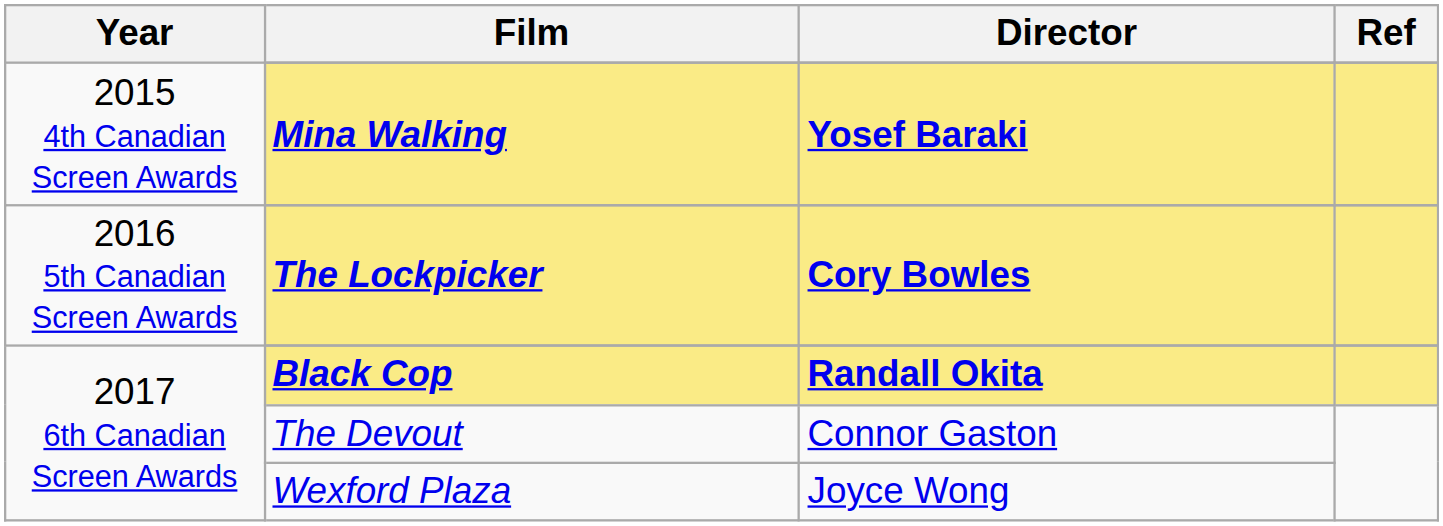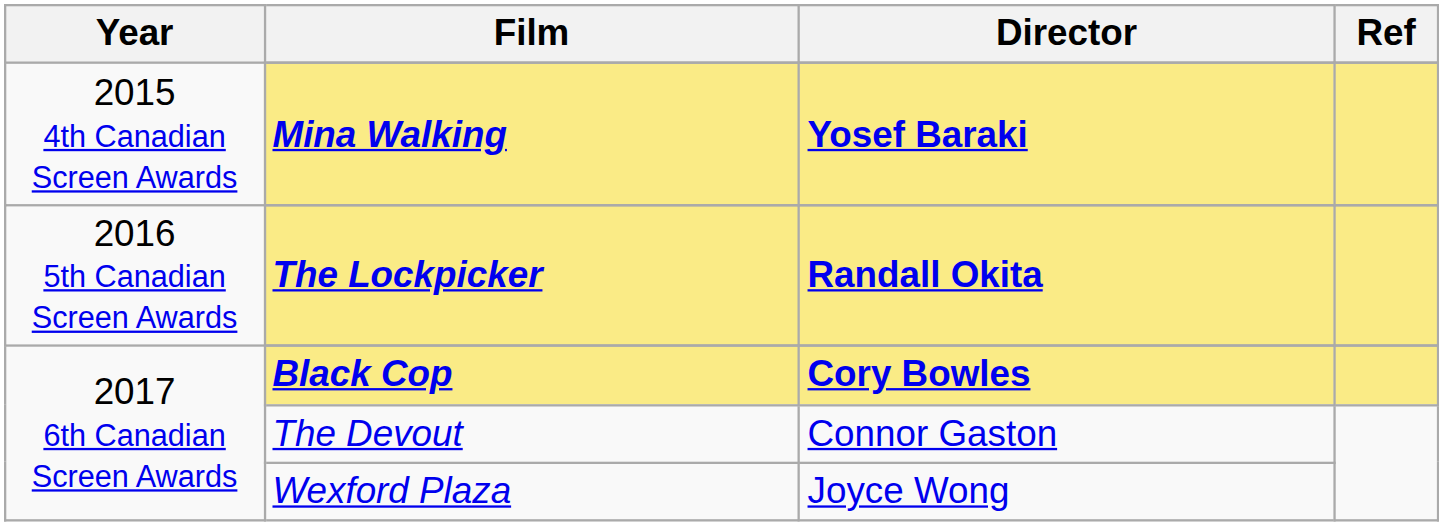(919, 274) Cory Bowles -> (925, 274) Randall Okita
(925, 374) Randall Okita -> (919, 374) Cory Bowles
